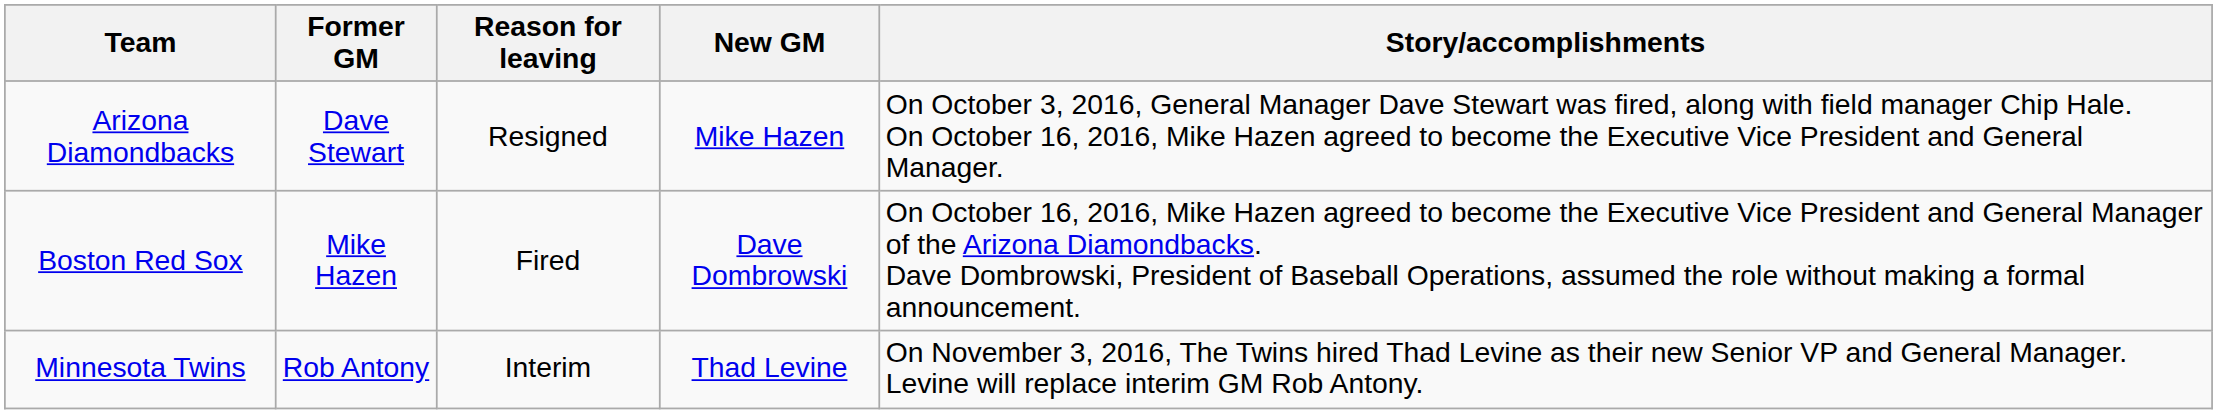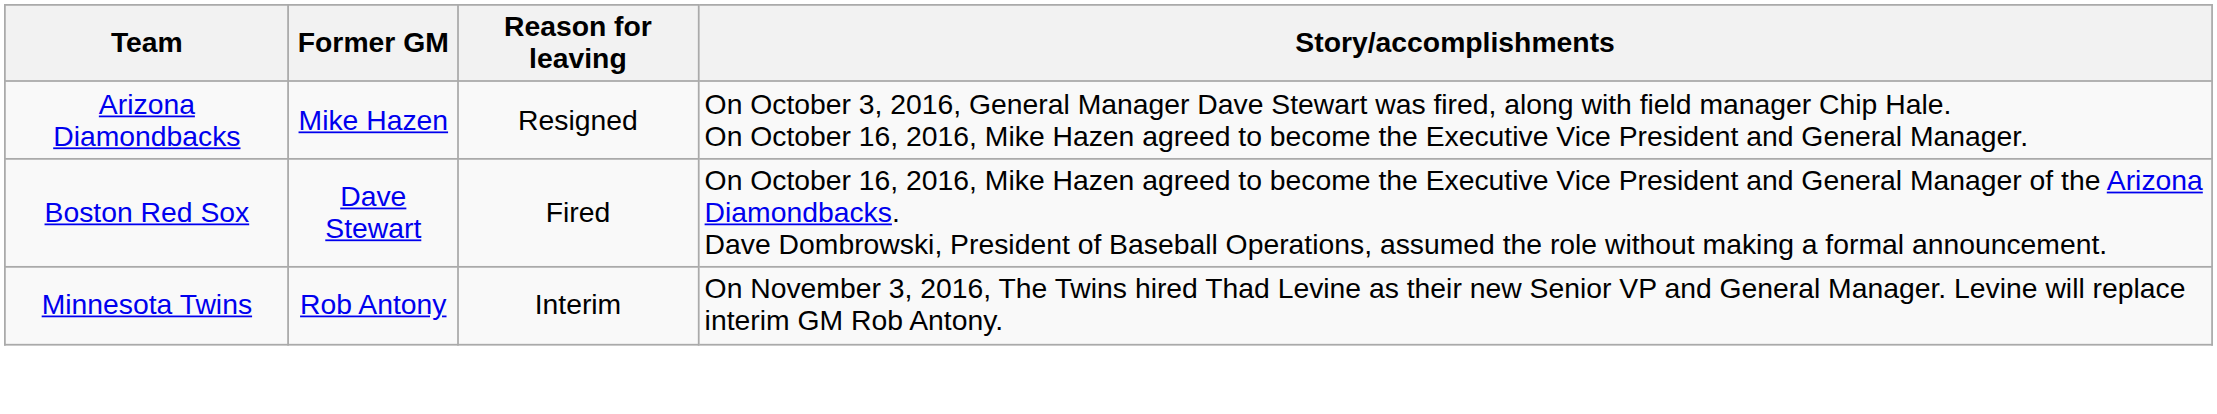- column: (769, 42)
(356, 135) Dave Stewart -> (373, 119) Mike Hazen
(356, 260) Mike Hazen -> (373, 212) Dave Stewart
